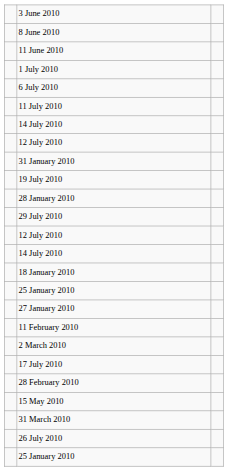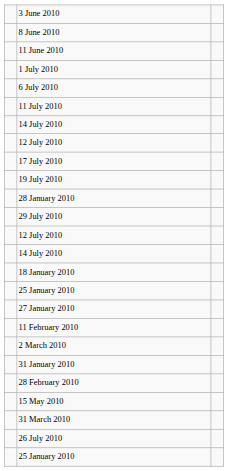rows swapped: (10, 365) <-> (10, 162)
